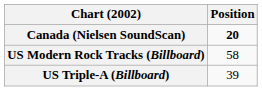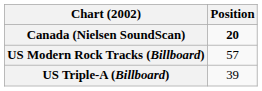(233, 55) 58 -> (233, 55) 57
